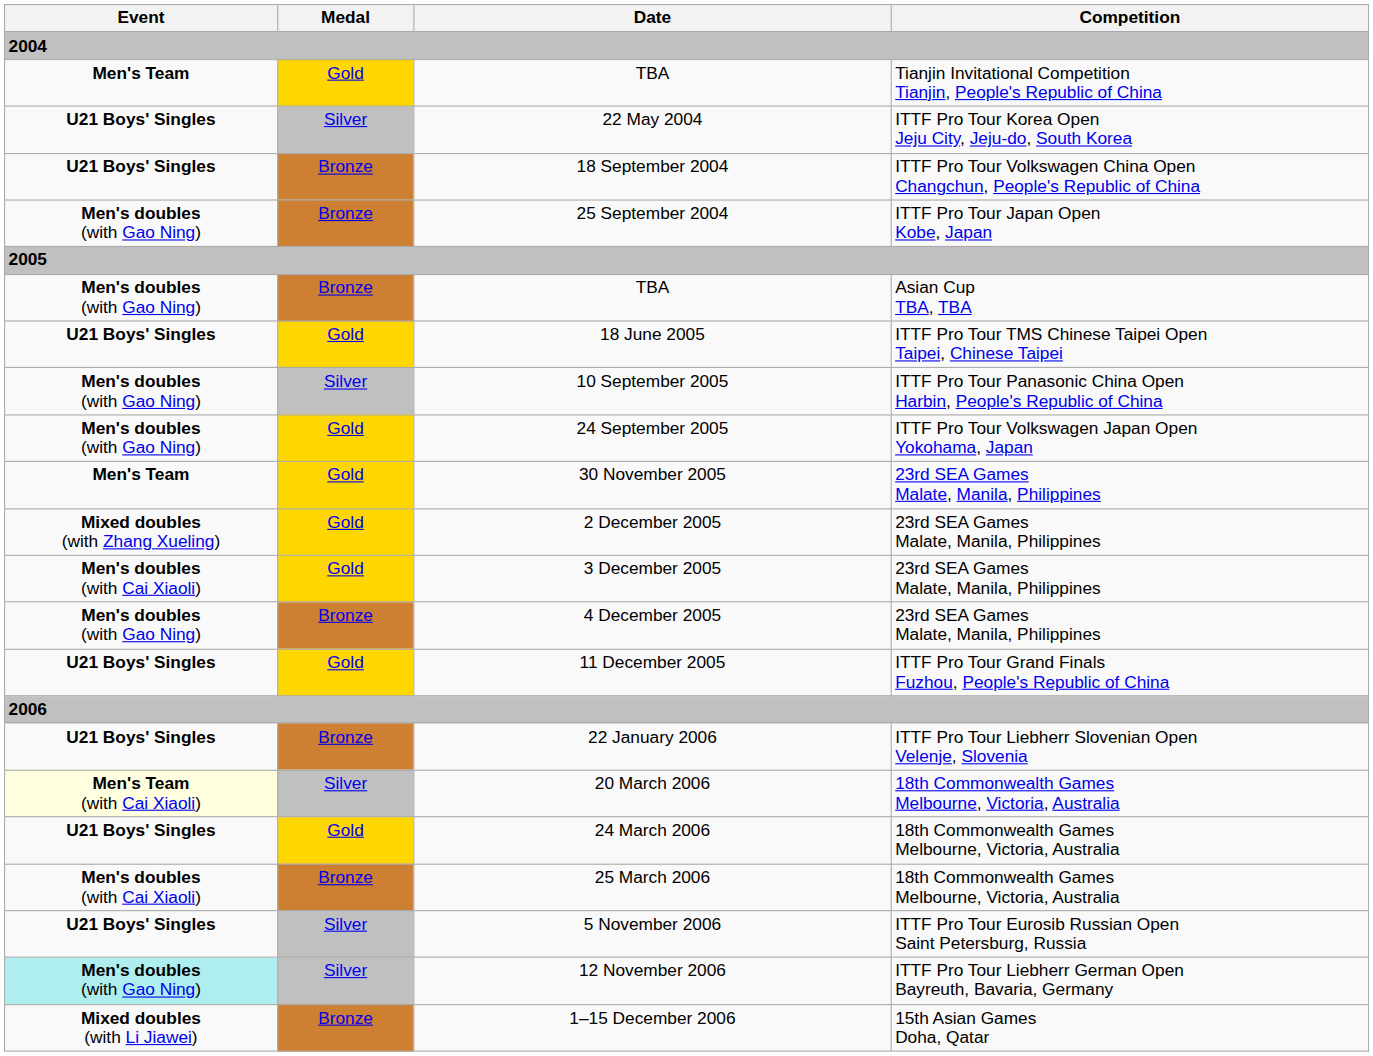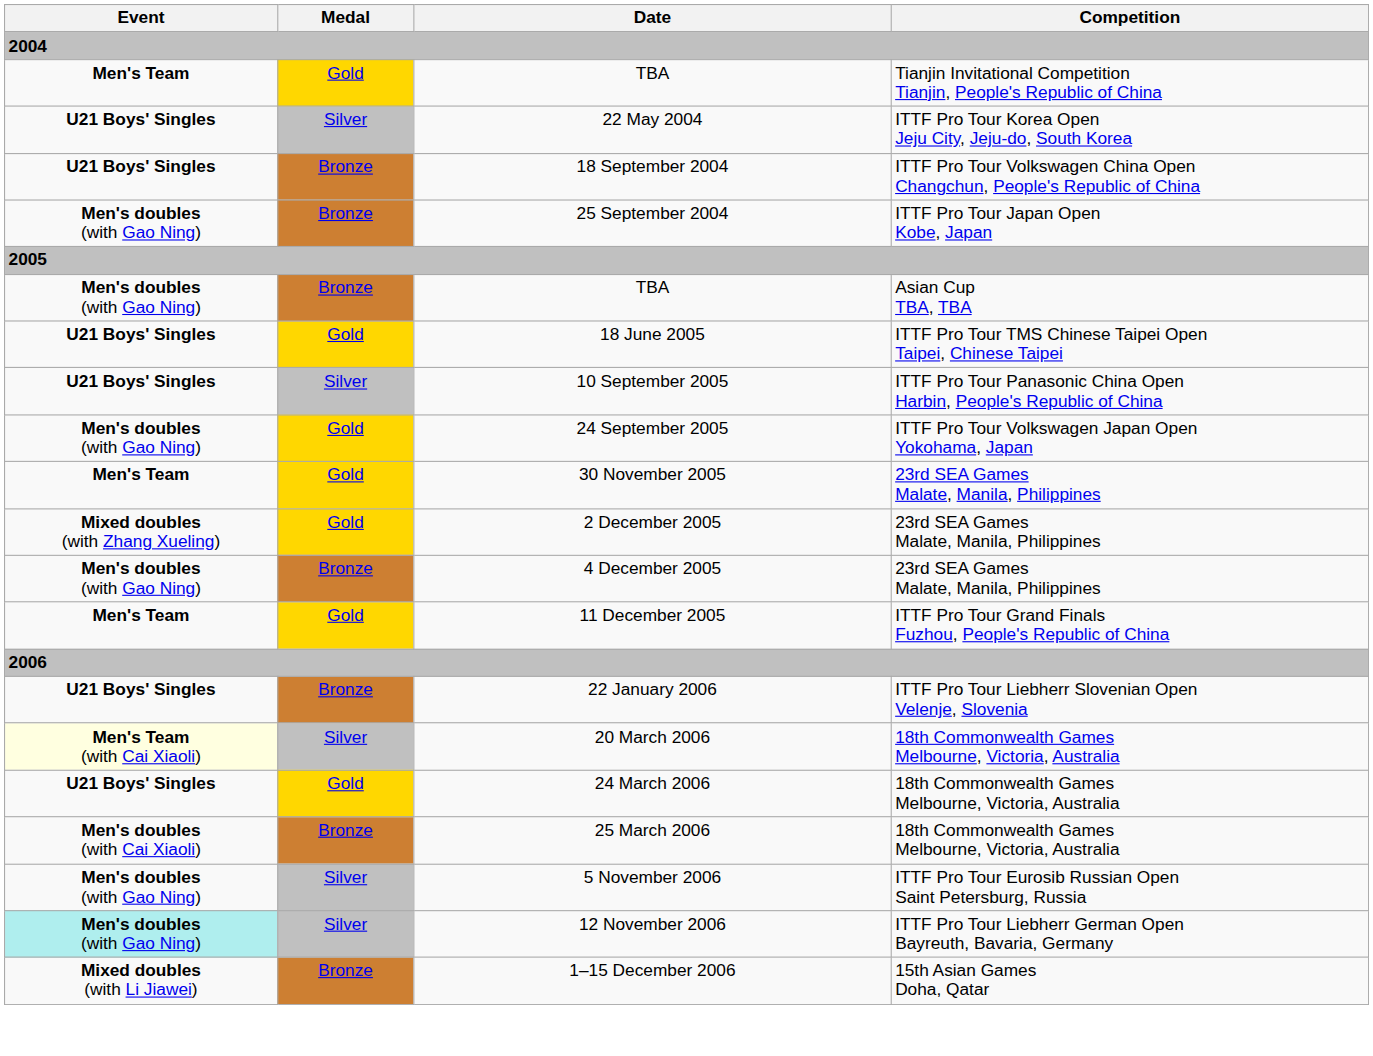(141, 391) Men's doubles (with Gao Ning) -> (141, 381) U21 Boys' Singles
- row: (652, 568)
(141, 662) U21 Boys' Singles -> (141, 615) Men's Team
(141, 924) U21 Boys' Singles -> (141, 887) Men's doubles (with Gao Ning)
